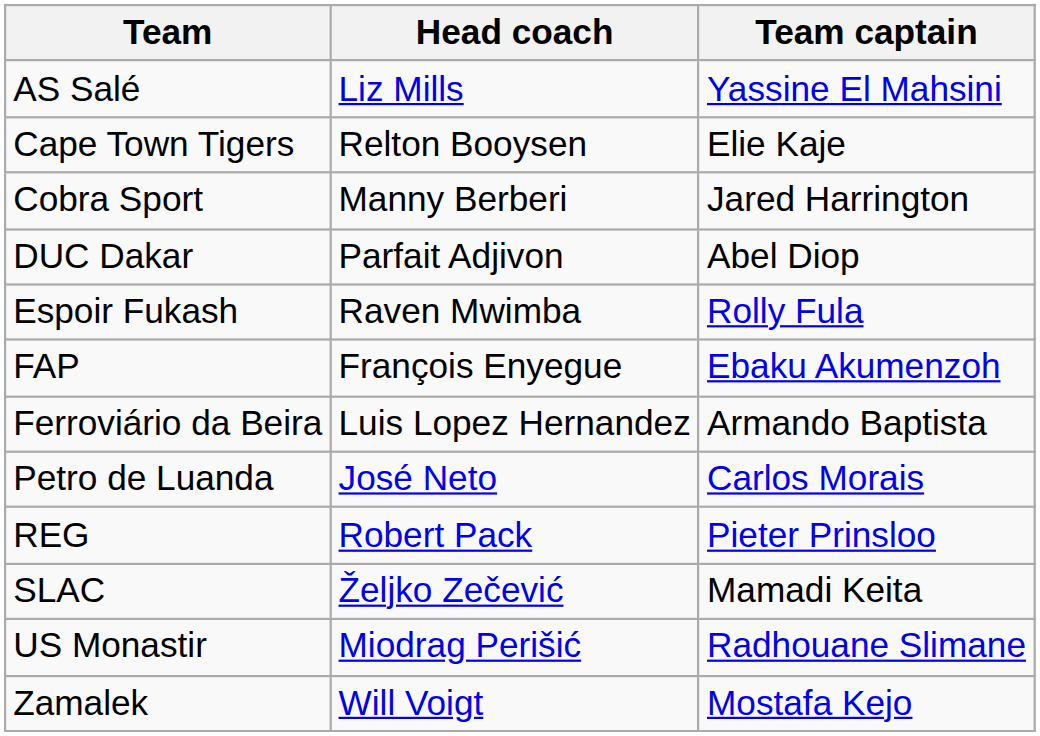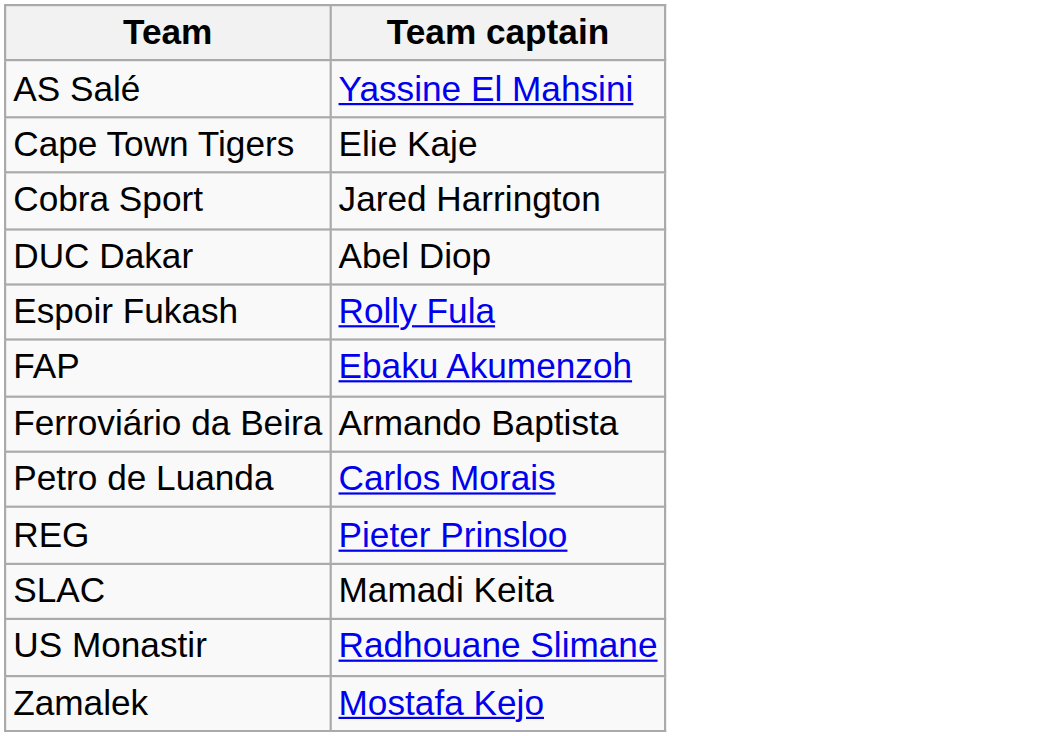- column: (515, 32)
